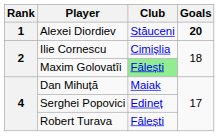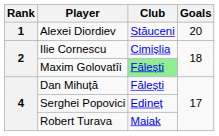(196, 31) bold -> (196, 31) normal
(146, 85) Maiak -> (147, 85) Fălești
(147, 121) Fălești -> (146, 121) Maiak
